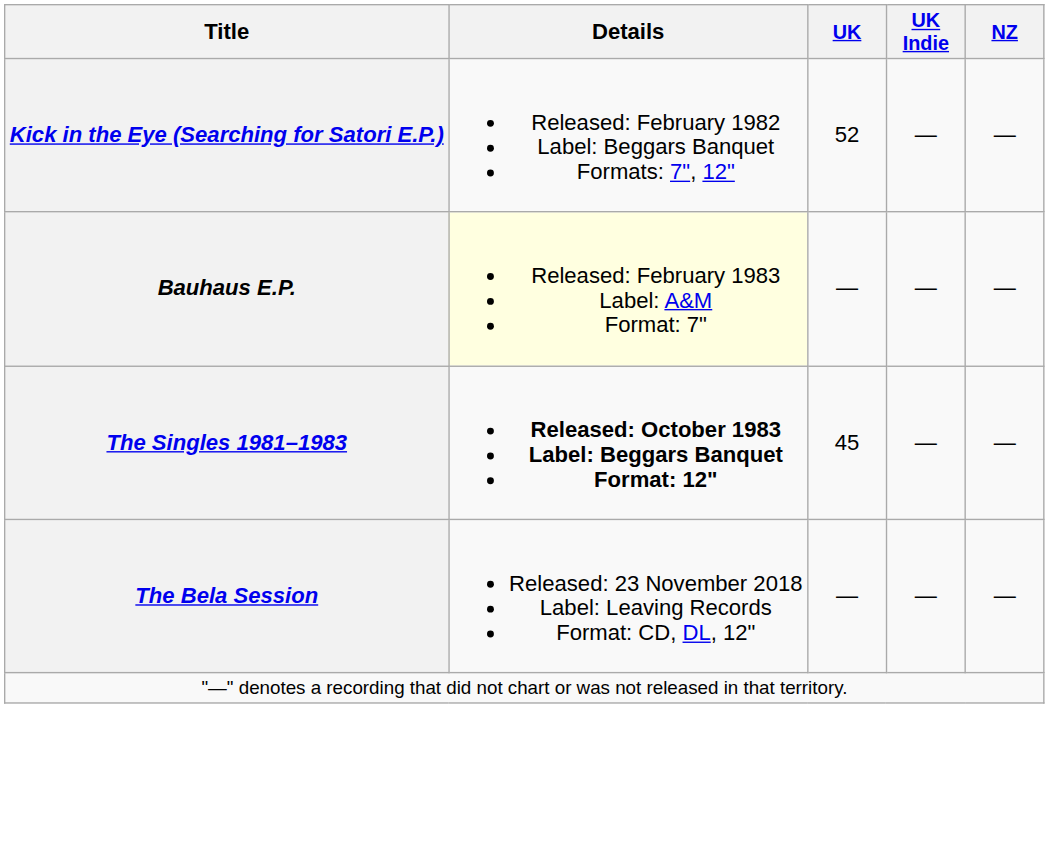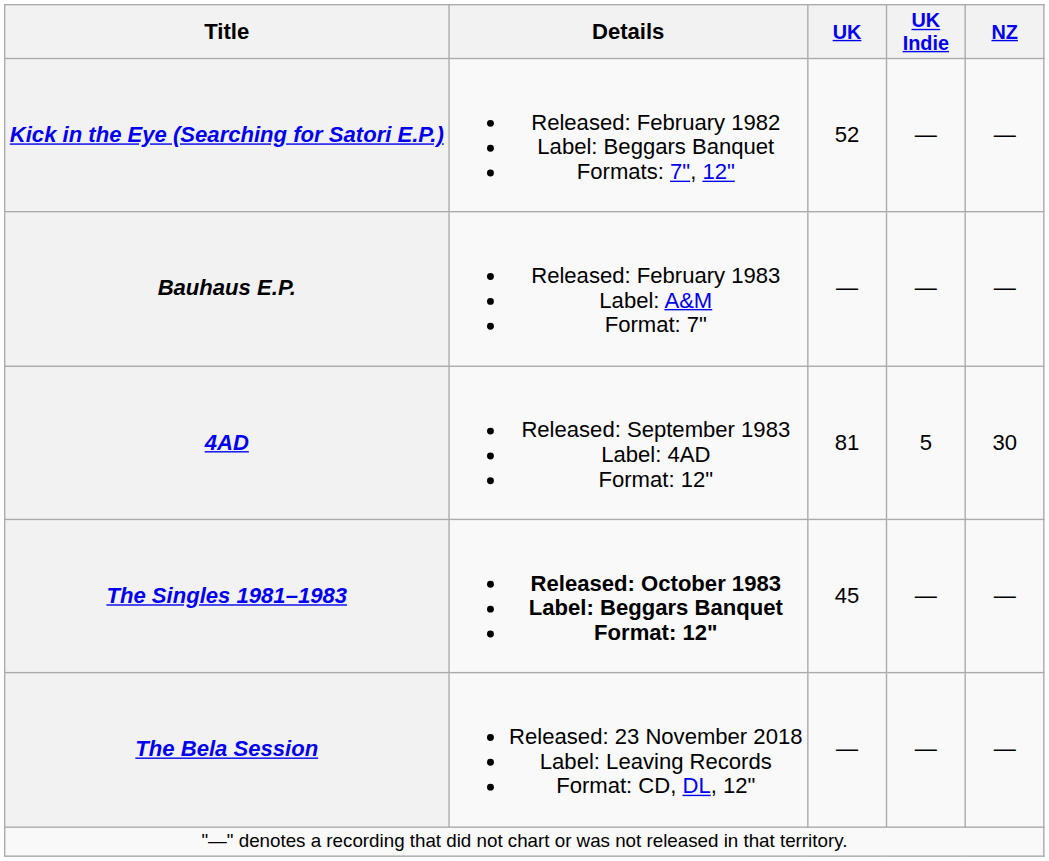(628, 301) lightyellow background -> (628, 301) no background
+ row: (227, 442)
